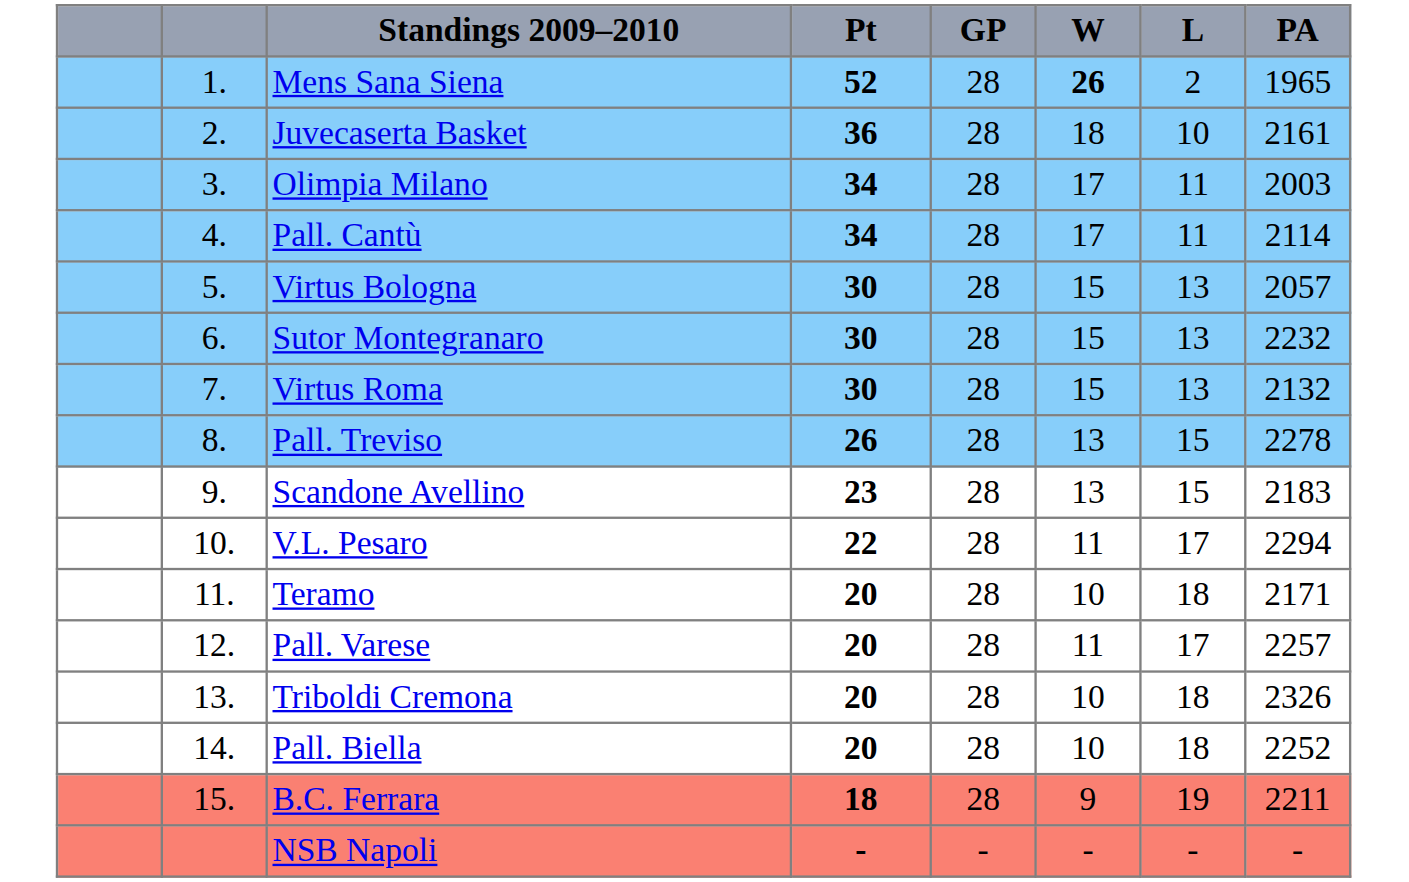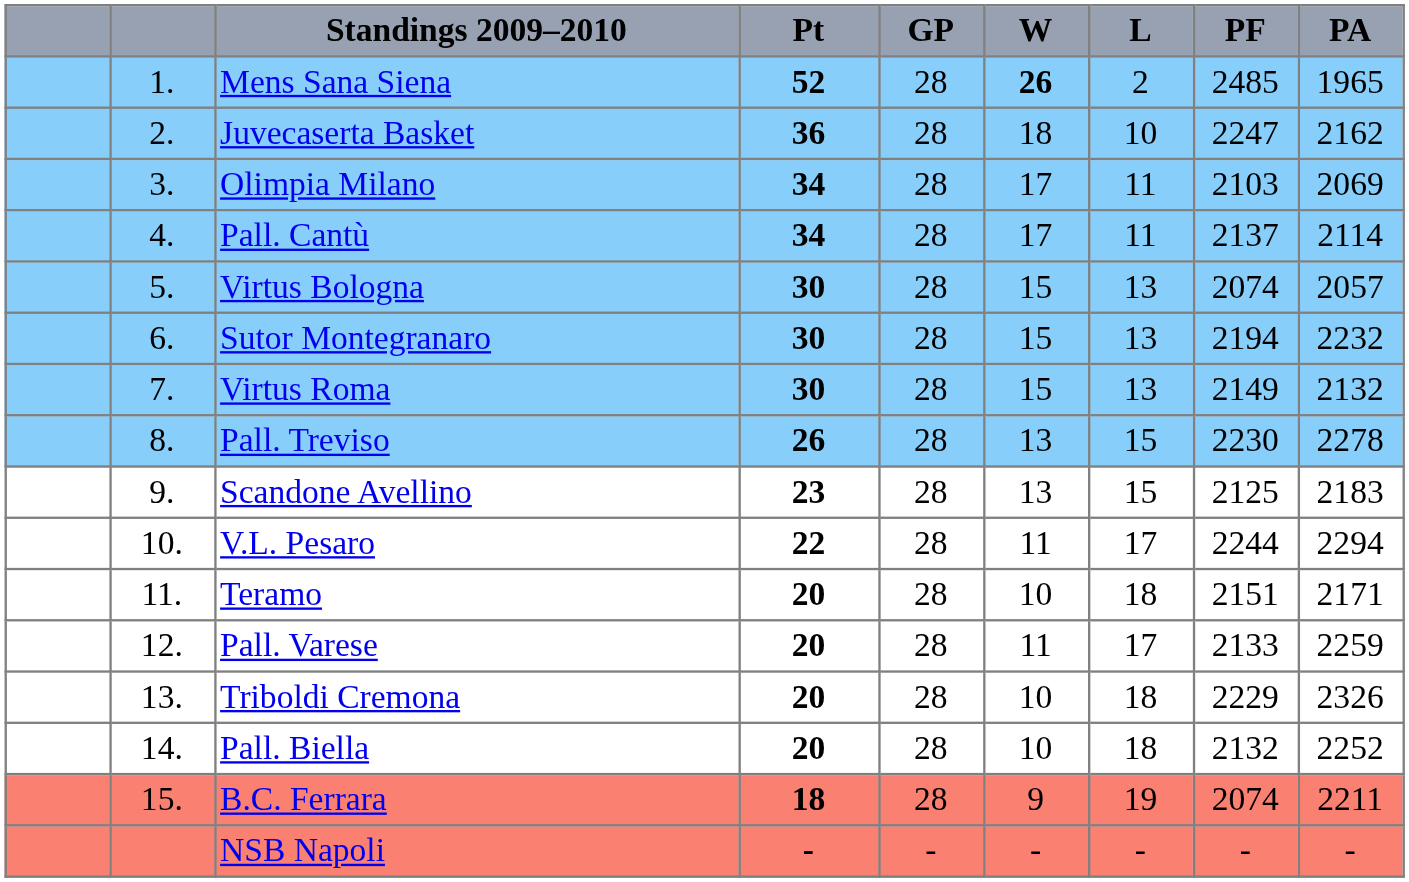+ column: (1245, 30)
(1298, 132) 2161 -> (1350, 132) 2162
(1298, 183) 2003 -> (1350, 183) 2069
(1298, 645) 2257 -> (1350, 645) 2259
